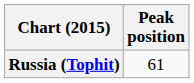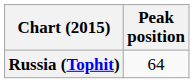(156, 63) 61 -> (156, 63) 64
